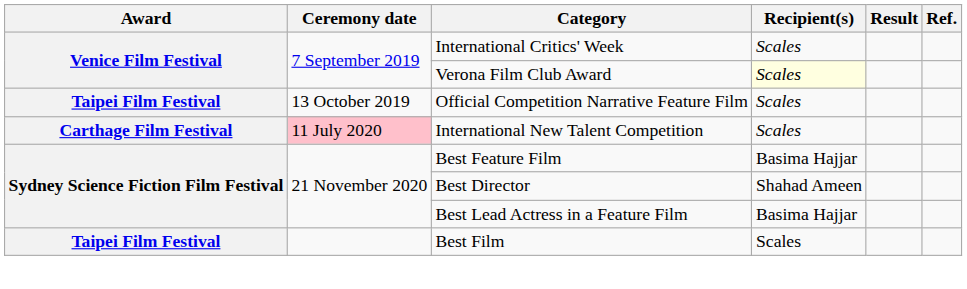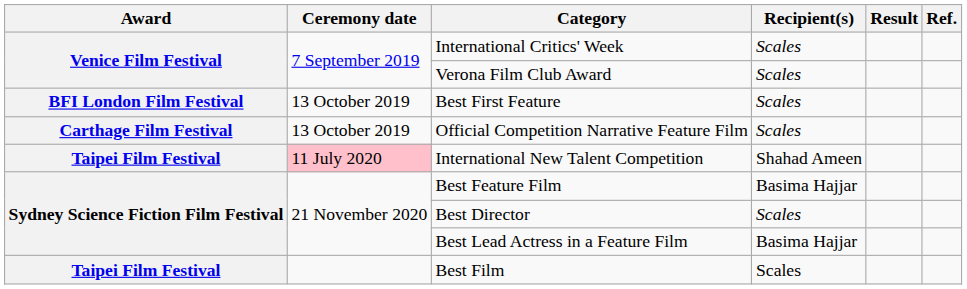(779, 74) lightyellow background -> (779, 74) no background
+ row: (498, 102)
(146, 102) Taipei Film Festival -> (146, 130) Carthage Film Festival
(146, 130) Carthage Film Festival -> (146, 158) Taipei Film Festival
(779, 130) Scales -> (809, 158) Shahad Ameen
(809, 185) Shahad Ameen -> (779, 213) Scales
